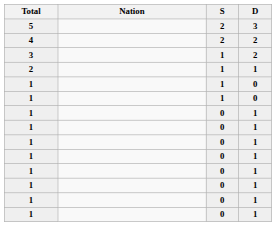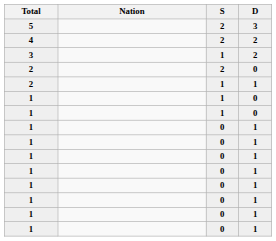+ row: (31, 70)
